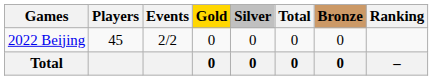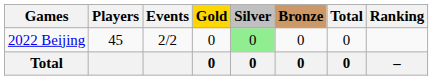columns swapped: (340, 16) <-> (294, 16)
(253, 39) no background -> (253, 39) lightgreen background
